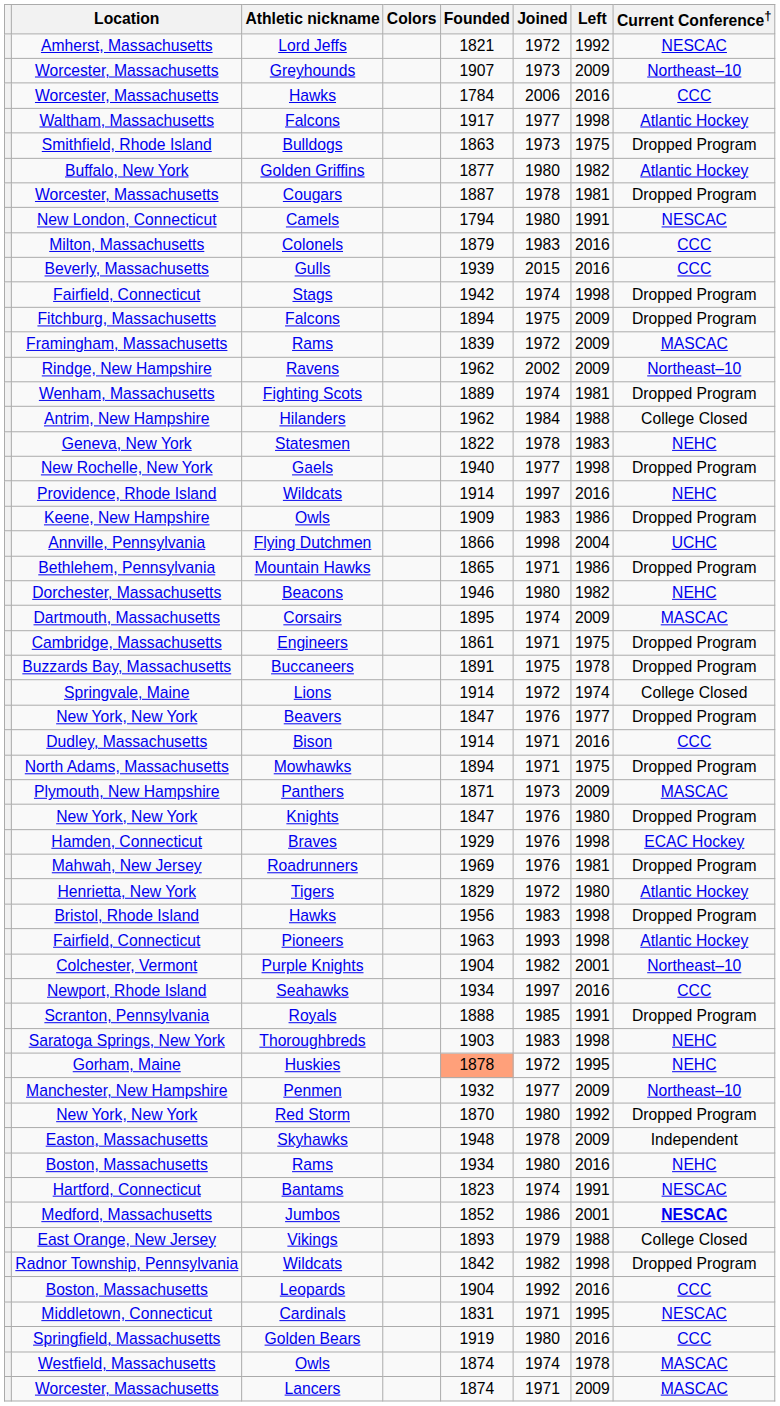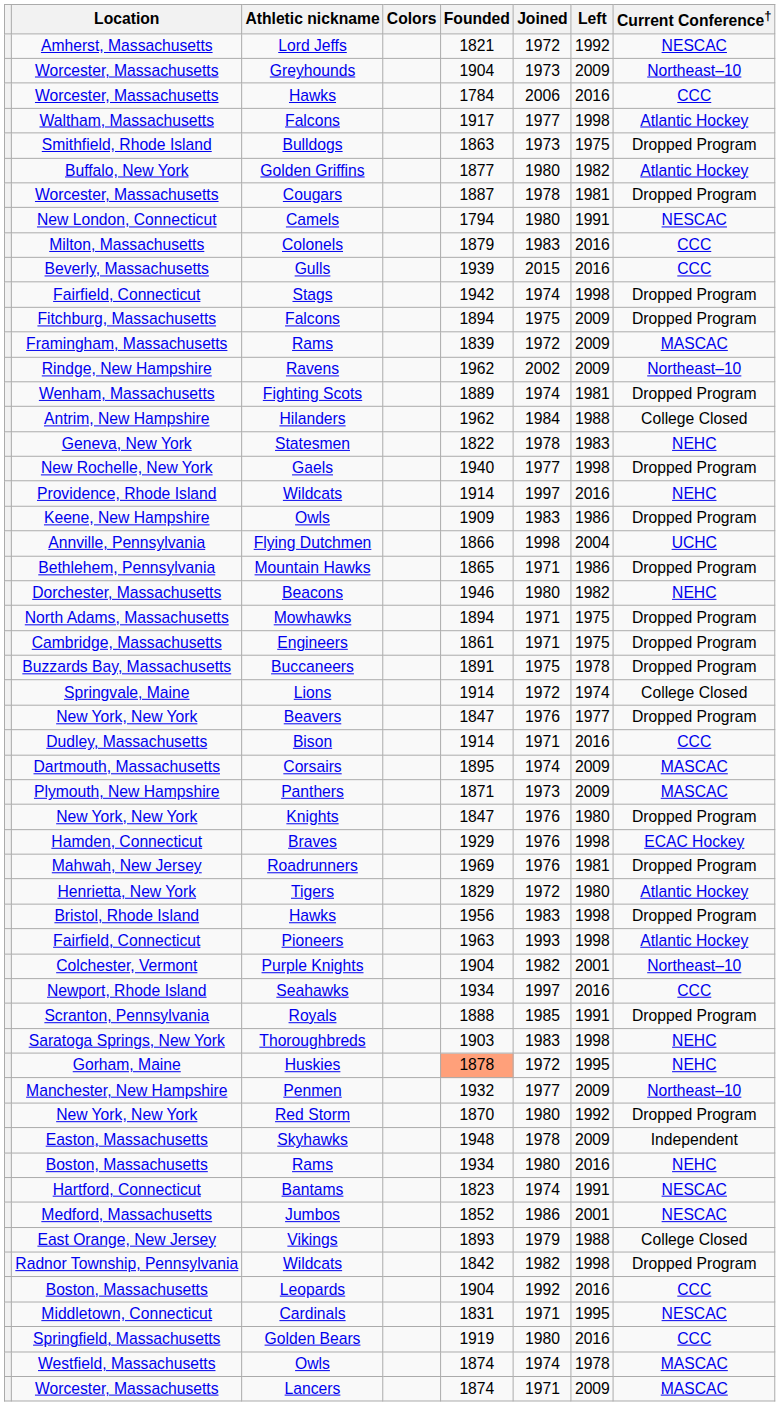(477, 70) 1907 -> (477, 70) 1904
rows swapped: (127, 617) <-> (127, 767)
(694, 1214) bold -> (694, 1214) normal
